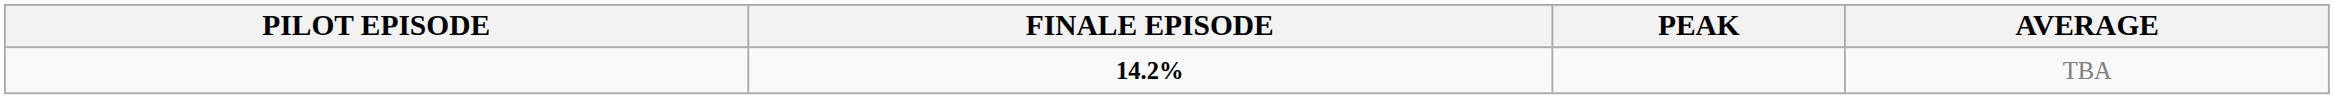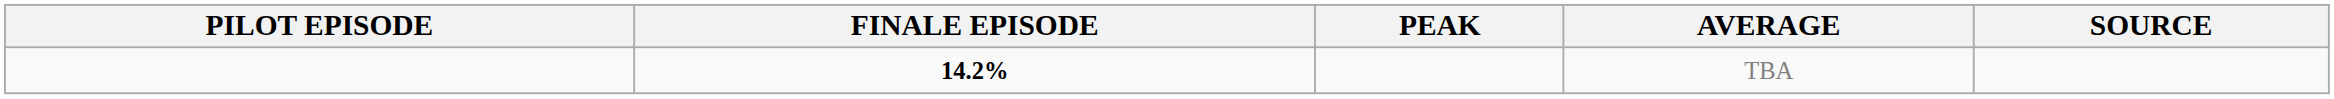+ column: (2151, 26)
